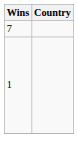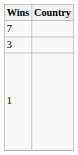+ row: (9, 45)
